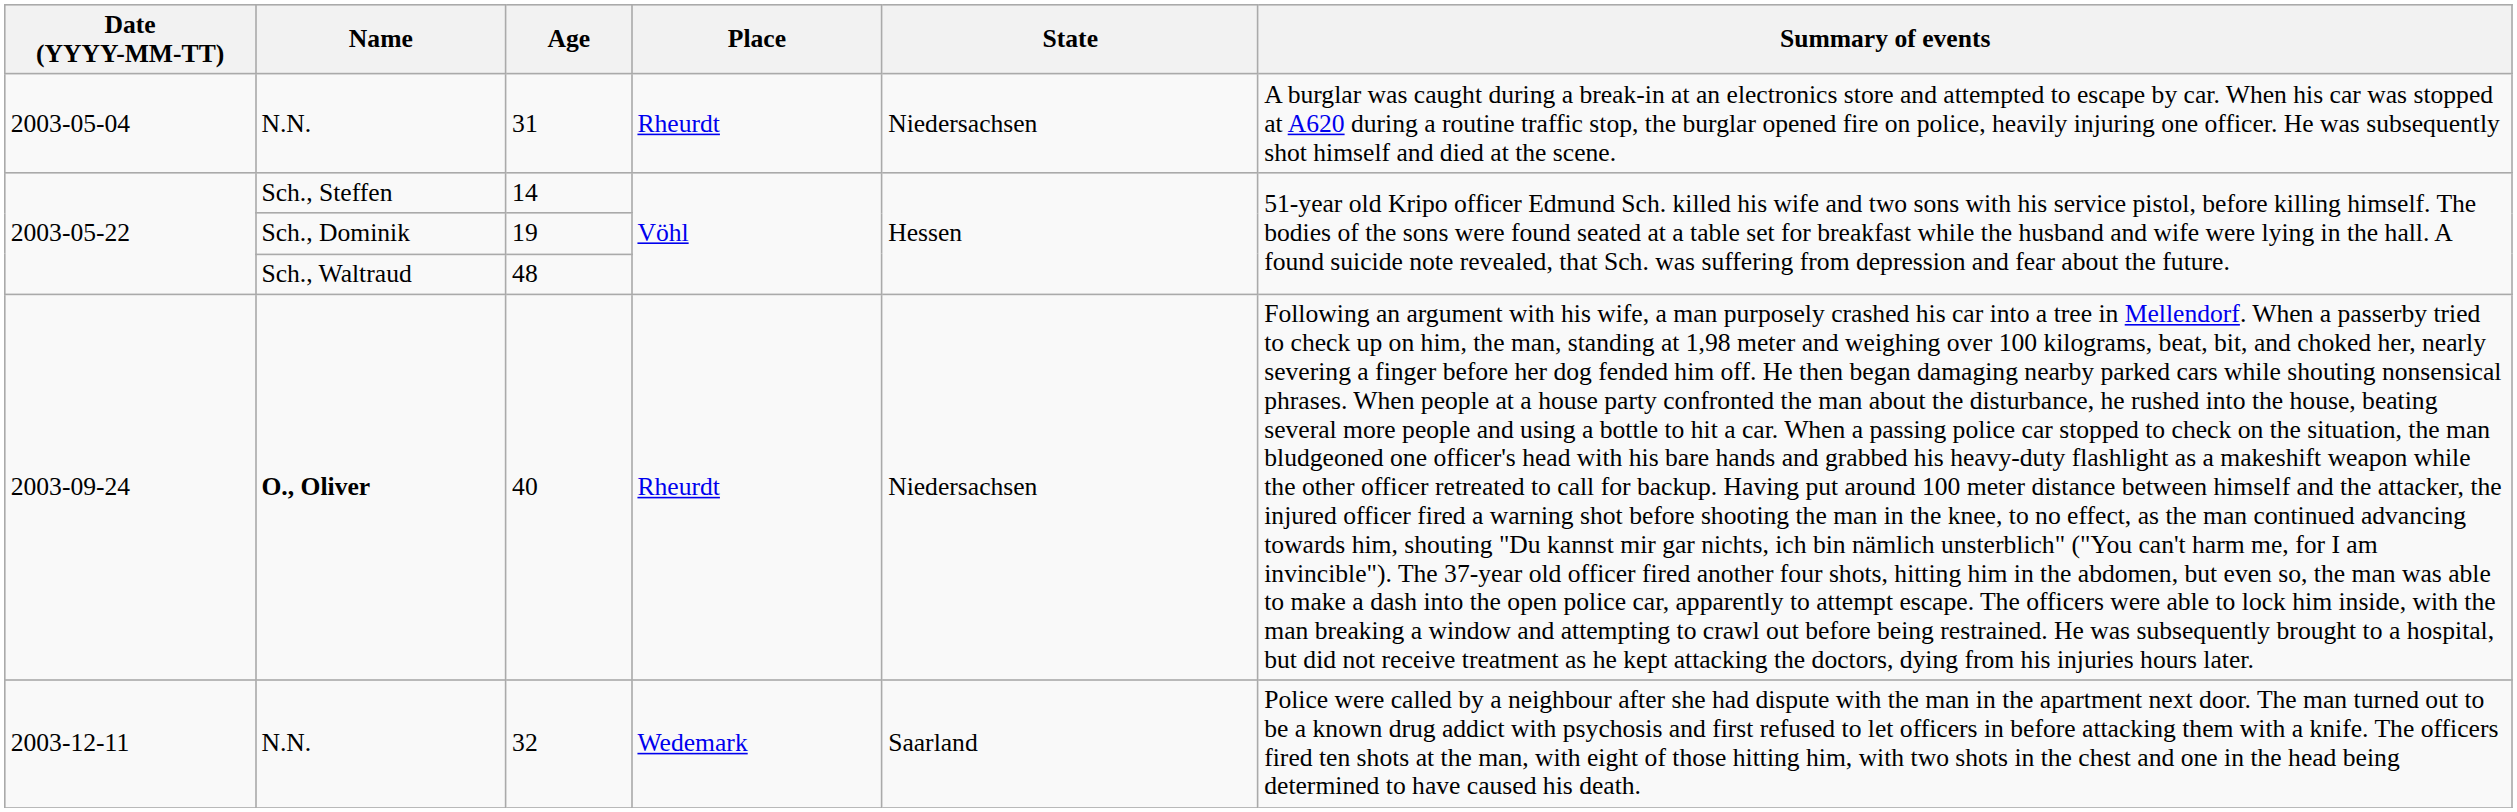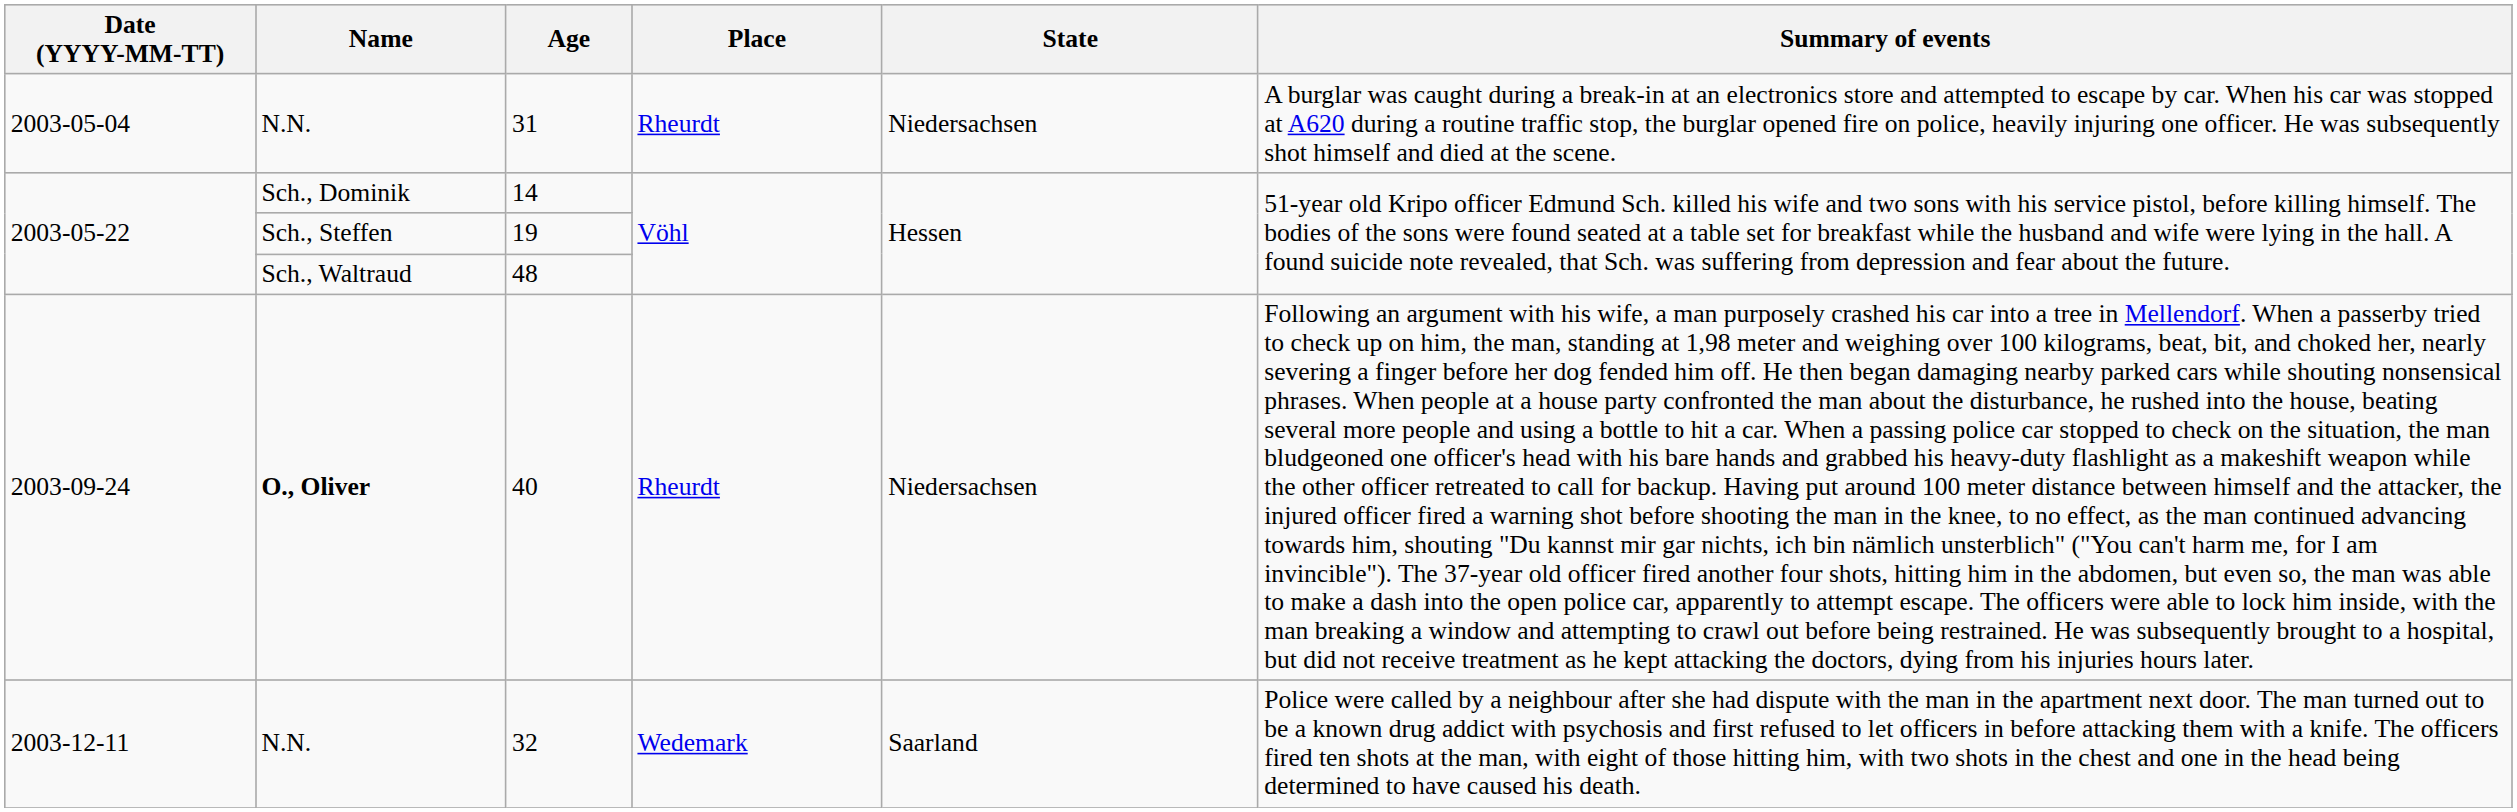(327, 192) Sch., Steffen -> (336, 192) Sch., Dominik
(336, 233) Sch., Dominik -> (327, 233) Sch., Steffen
